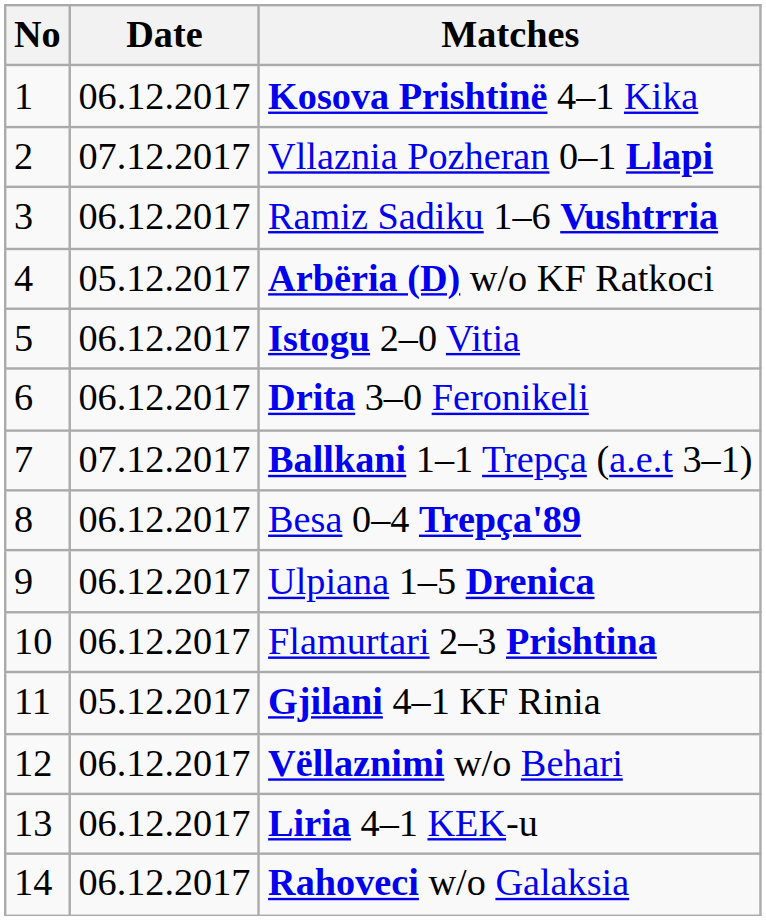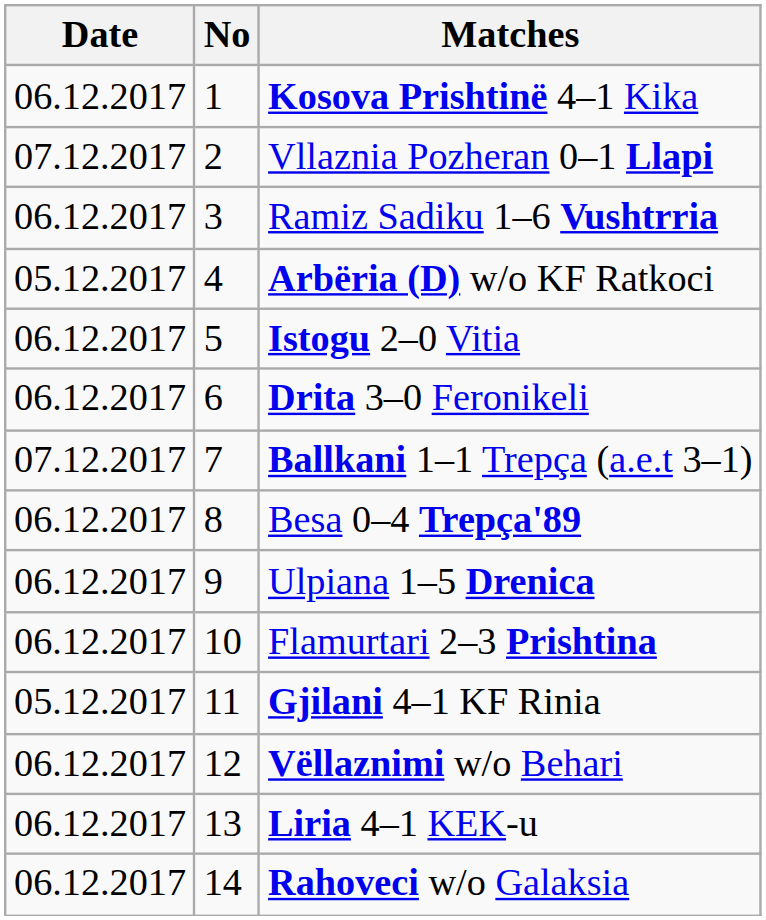columns swapped: (37, 34) <-> (164, 34)
